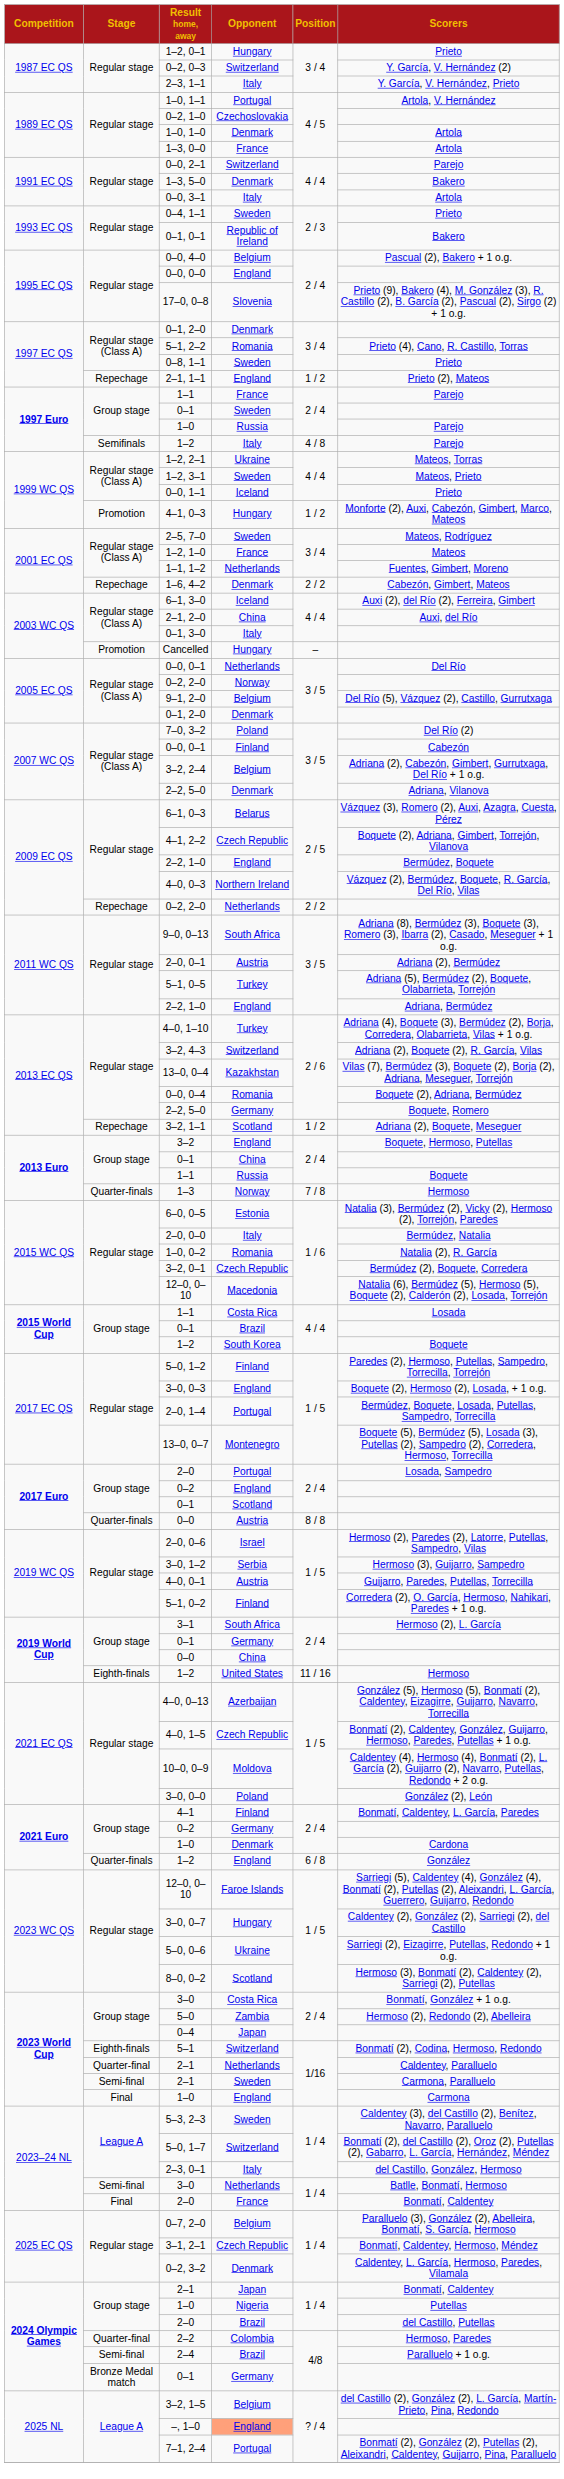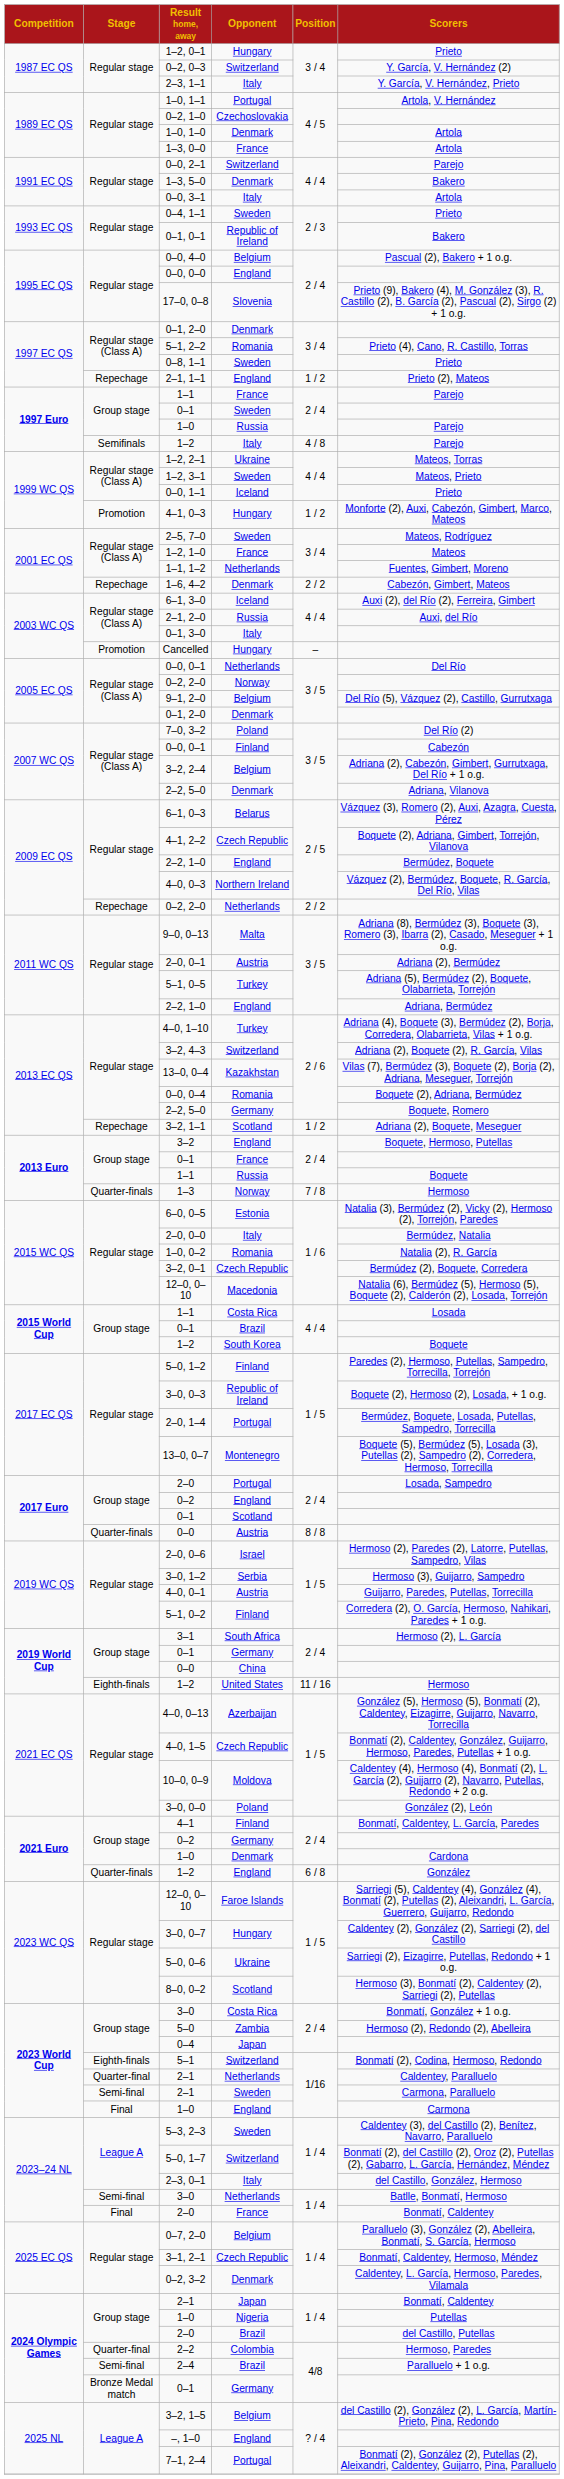(252, 617) China -> (252, 617) Russia
(252, 935) South Africa -> (252, 935) Malta
(252, 1159) China -> (252, 1159) France
(252, 1389) England -> (252, 1395) Republic of Ireland
(252, 2426) lightsalmon background -> (252, 2438) no background
